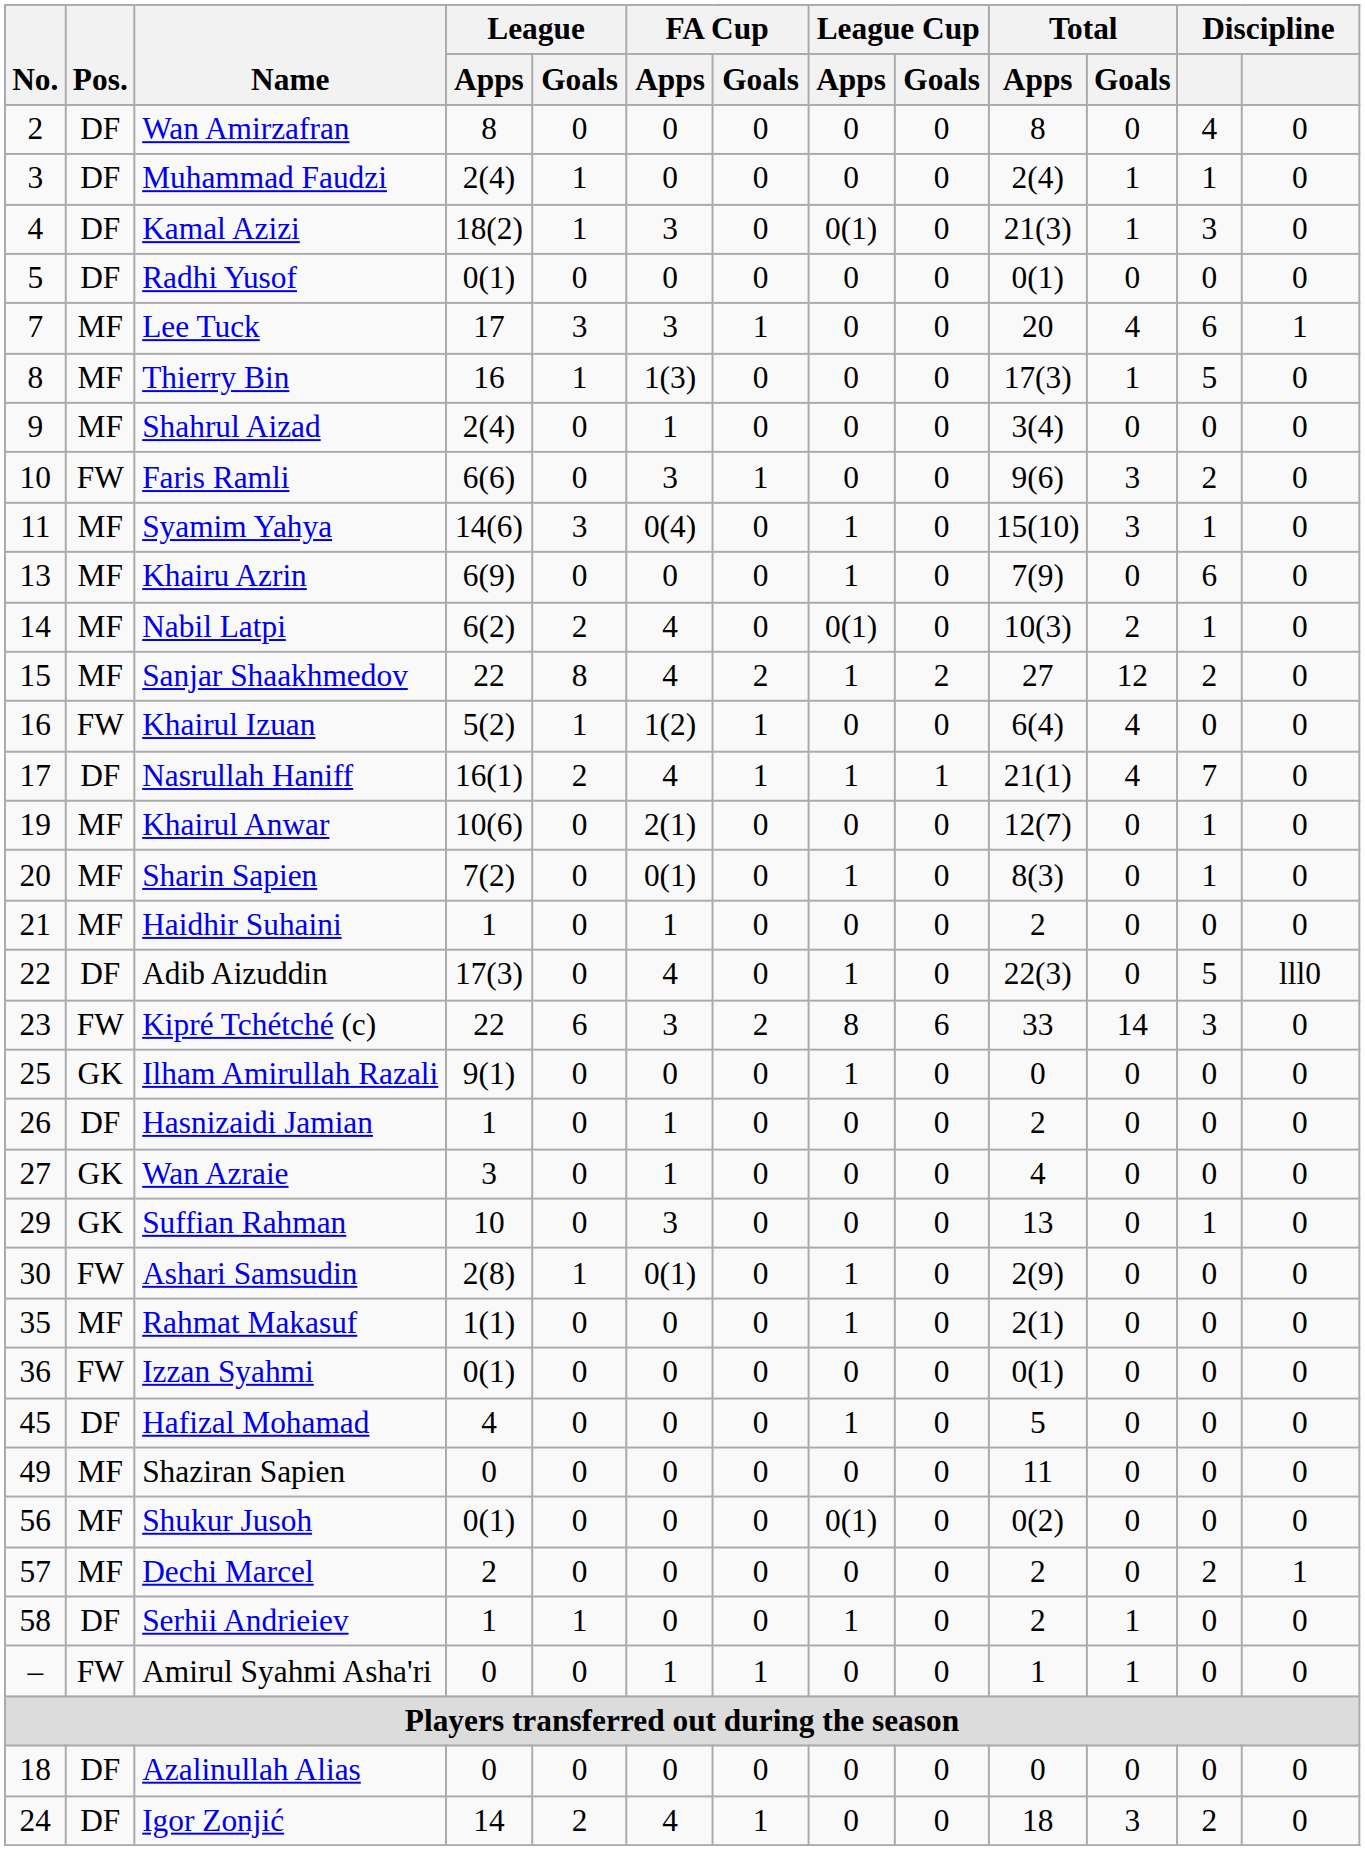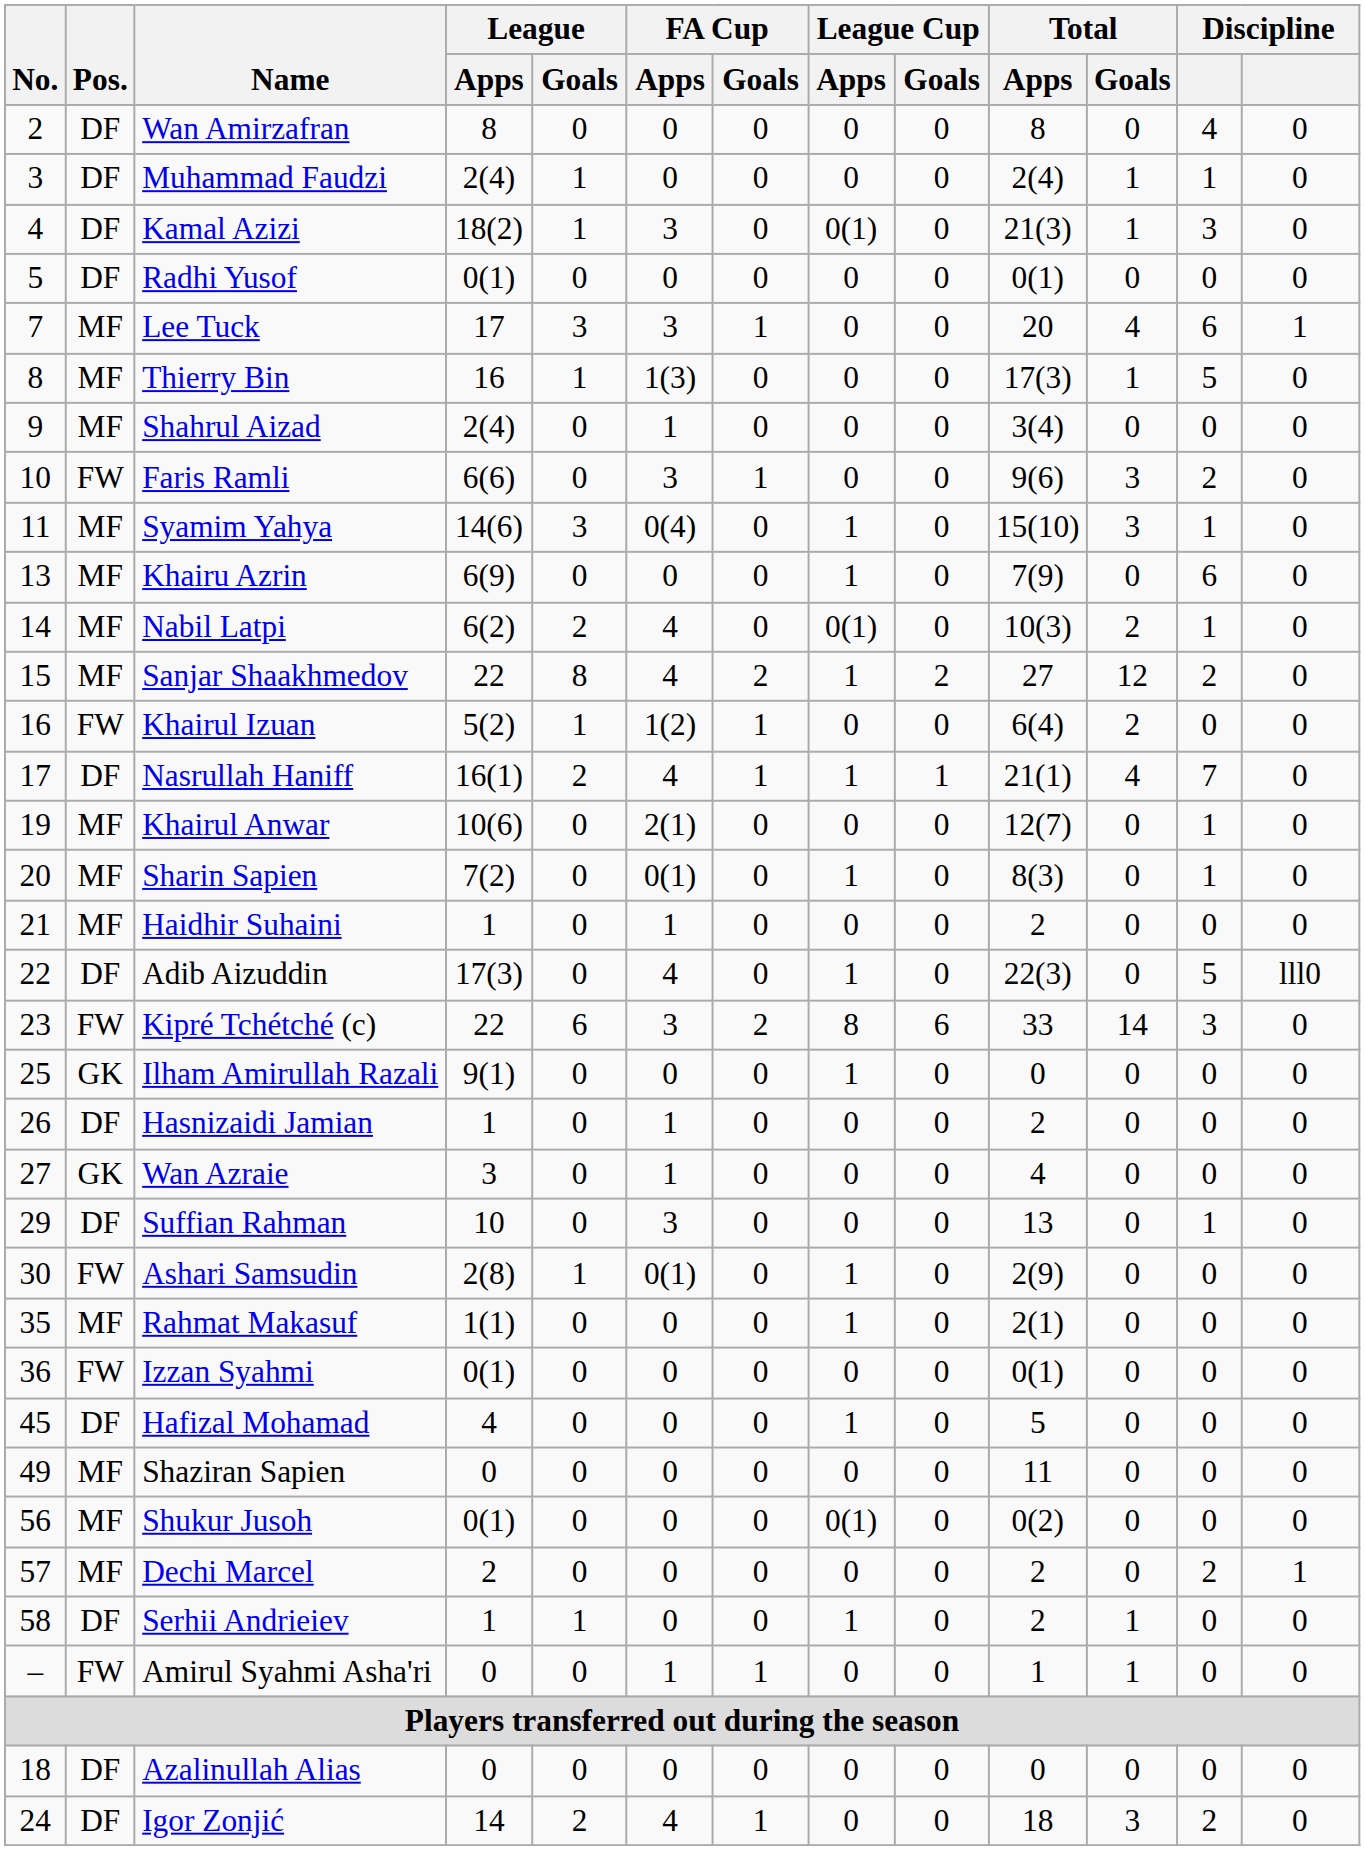(1132, 725) 4 -> (1132, 725) 2
(100, 1223) GK -> (100, 1223) DF
